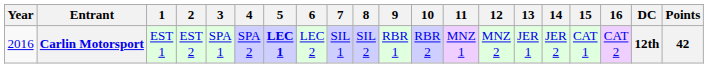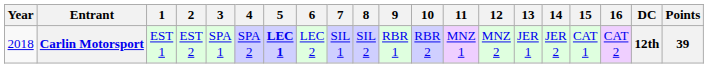(21, 44) 2016 -> (21, 44) 2018
(683, 44) 42 -> (683, 44) 39
